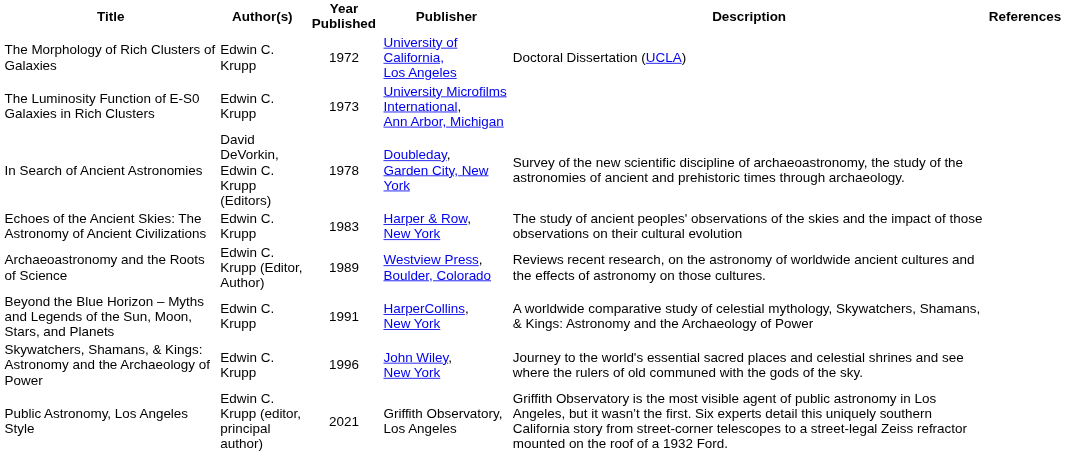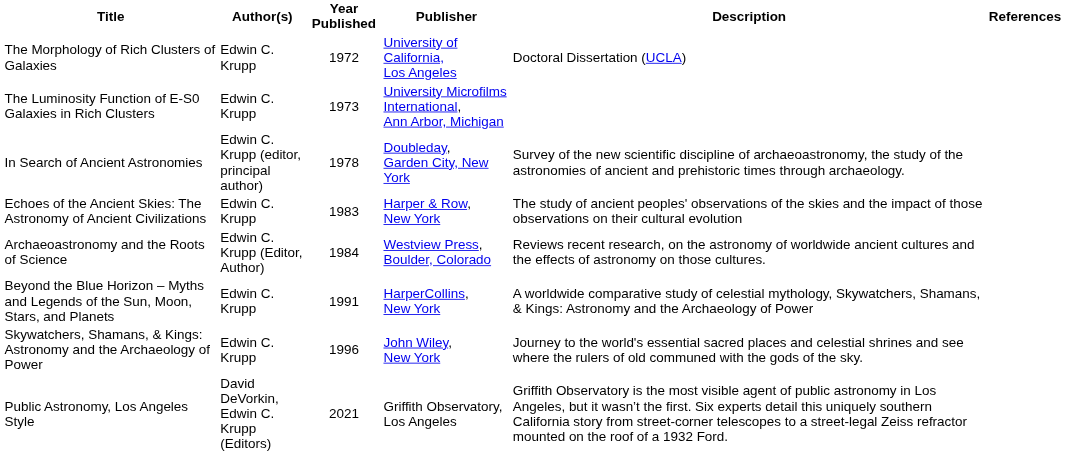(249, 170) David DeVorkin, Edwin C. Krupp (Editors) -> (261, 162) Edwin C. Krupp (editor, principal author)
(344, 267) 1989 -> (344, 252) 1984
(261, 421) Edwin C. Krupp (editor, principal author) -> (249, 414) David DeVorkin, Edwin C. Krupp (Editors)
